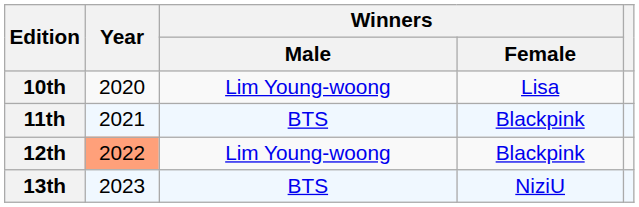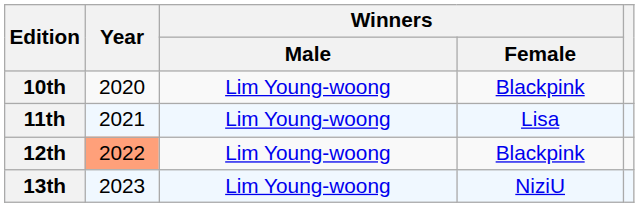(540, 86) Lisa -> (540, 86) Blackpink
(308, 119) BTS -> (308, 119) Lim Young-woong
(540, 119) Blackpink -> (540, 119) Lisa
(308, 185) BTS -> (308, 185) Lim Young-woong
